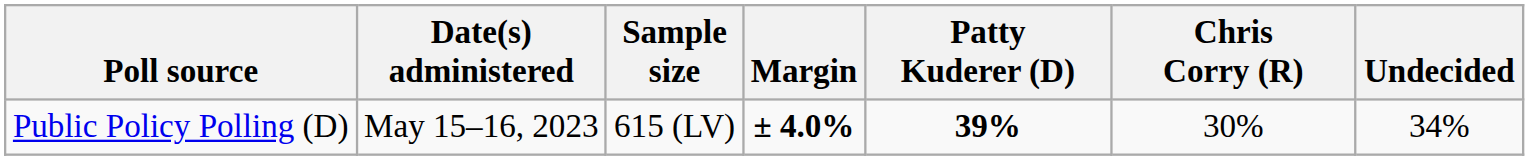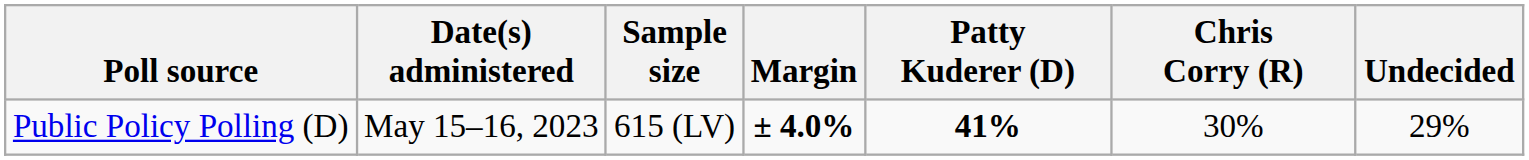(988, 125) 39% -> (988, 125) 41%
(1439, 125) 34% -> (1439, 125) 29%
